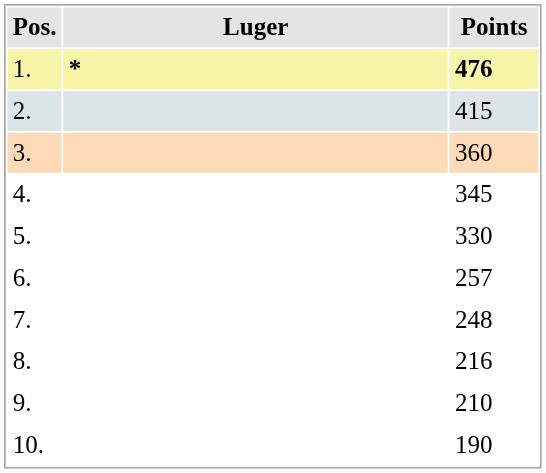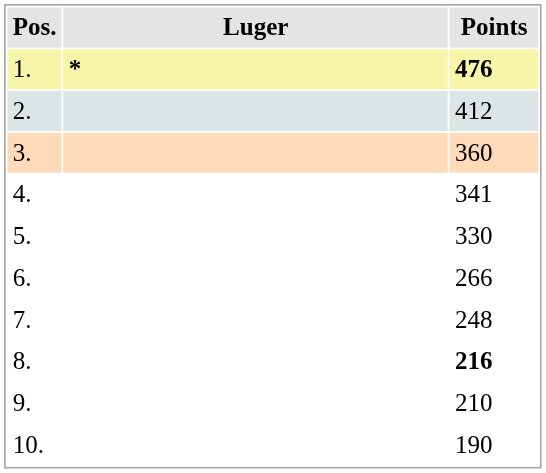(474, 110) 415 -> (474, 110) 412
(474, 194) 345 -> (474, 194) 341
(474, 277) 257 -> (474, 277) 266
(474, 361) normal -> (474, 361) bold
